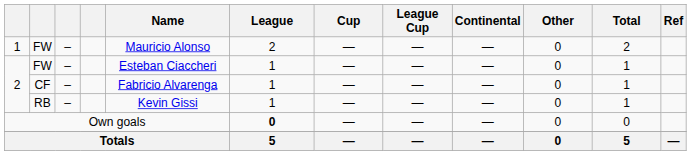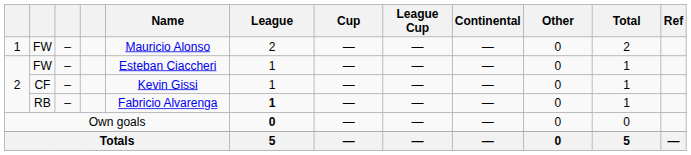(168, 85) Fabricio Alvarenga -> (168, 85) Kevin Gissi
(168, 104) Kevin Gissi -> (168, 104) Fabricio Alvarenga
(272, 104) normal -> (272, 104) bold
